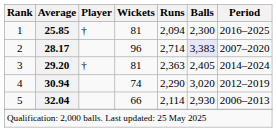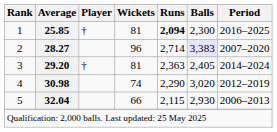(172, 30) normal -> (172, 30) bold
(57, 48) 28.17 -> (57, 48) 28.27
(57, 83) 30.94 -> (57, 83) 30.98
(172, 100) 2,114 -> (172, 100) 2,115
